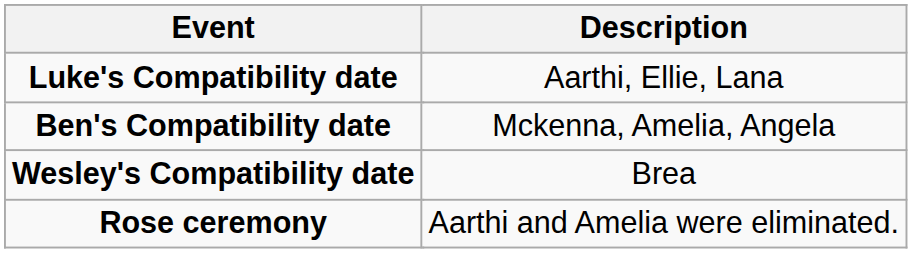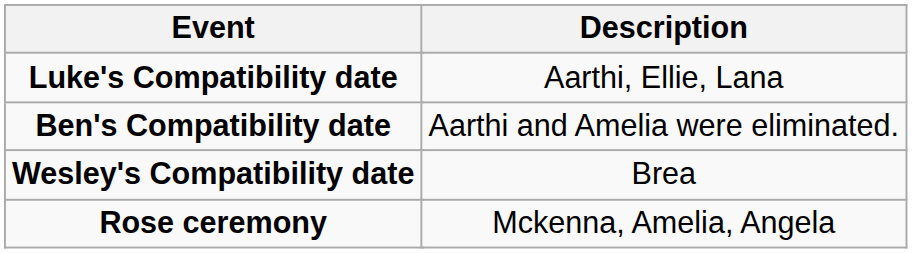(664, 125) Mckenna, Amelia, Angela -> (664, 125) Aarthi and Amelia were eliminated.
(664, 222) Aarthi and Amelia were eliminated. -> (664, 222) Mckenna, Amelia, Angela
